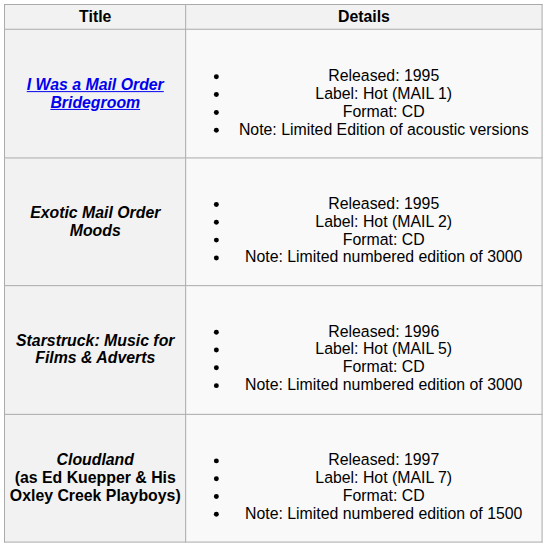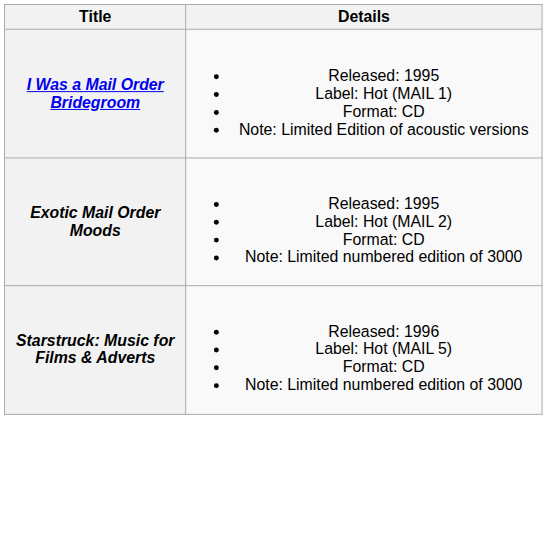- row: (95, 477)
